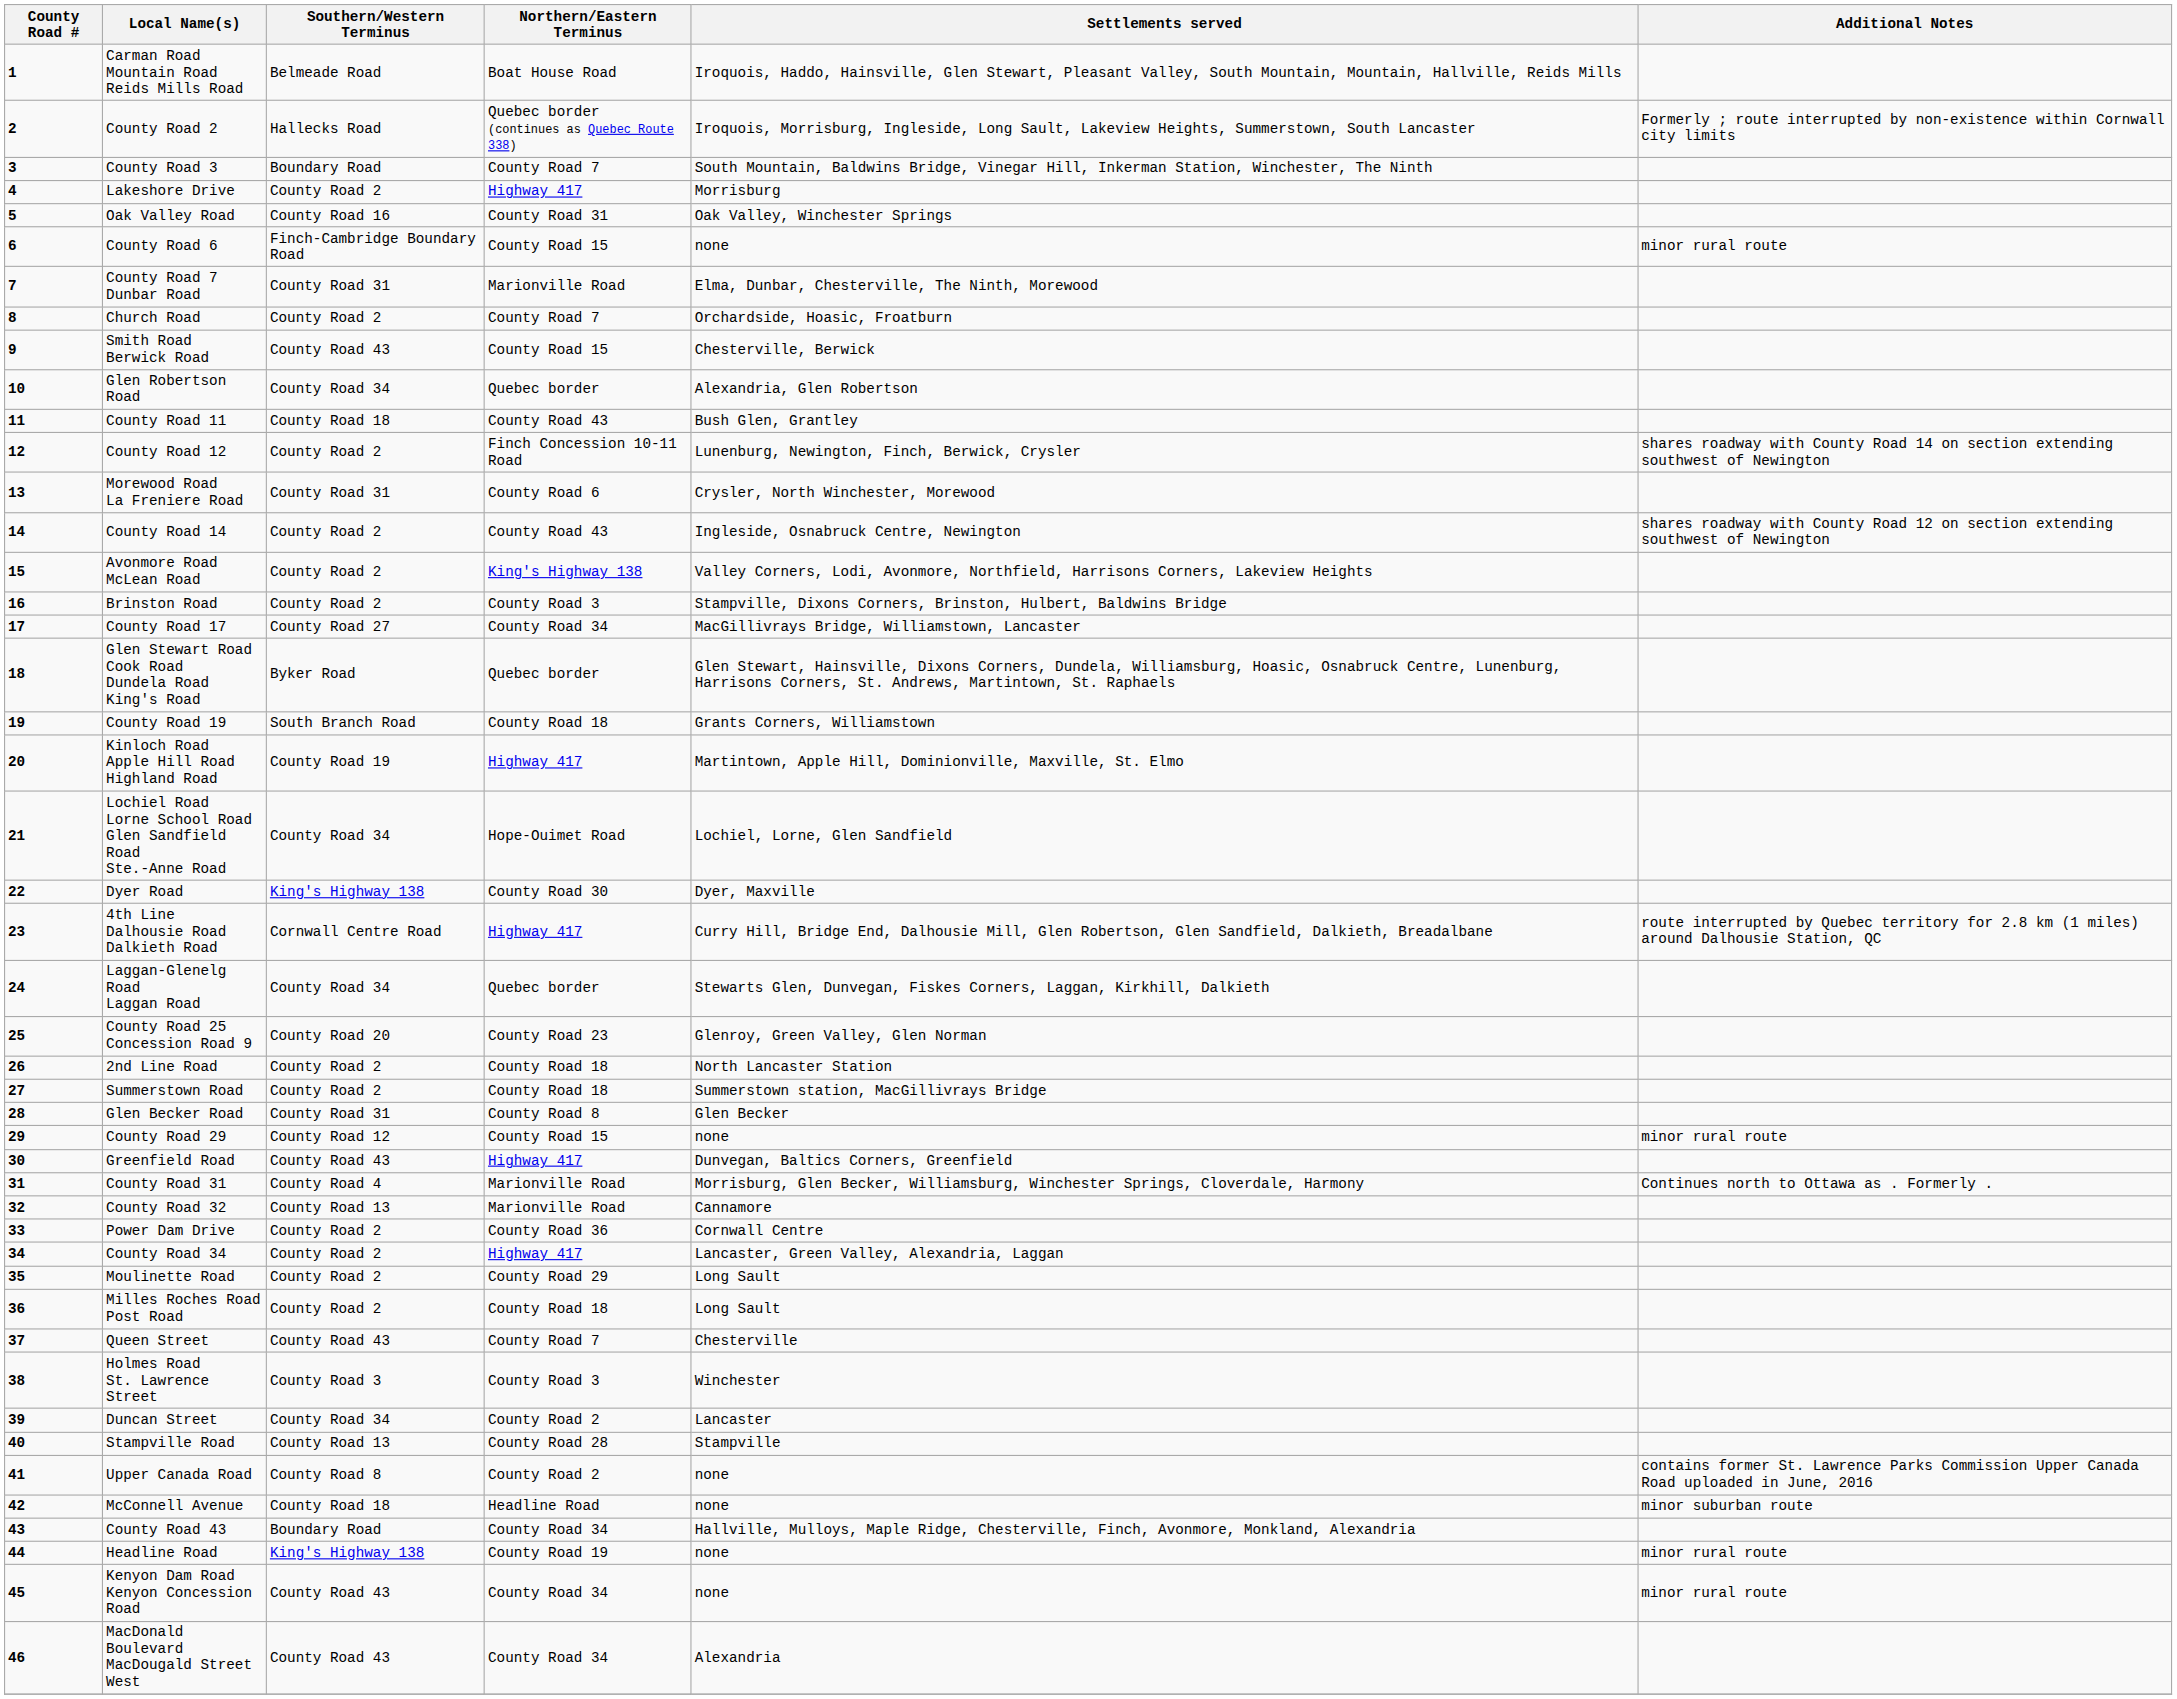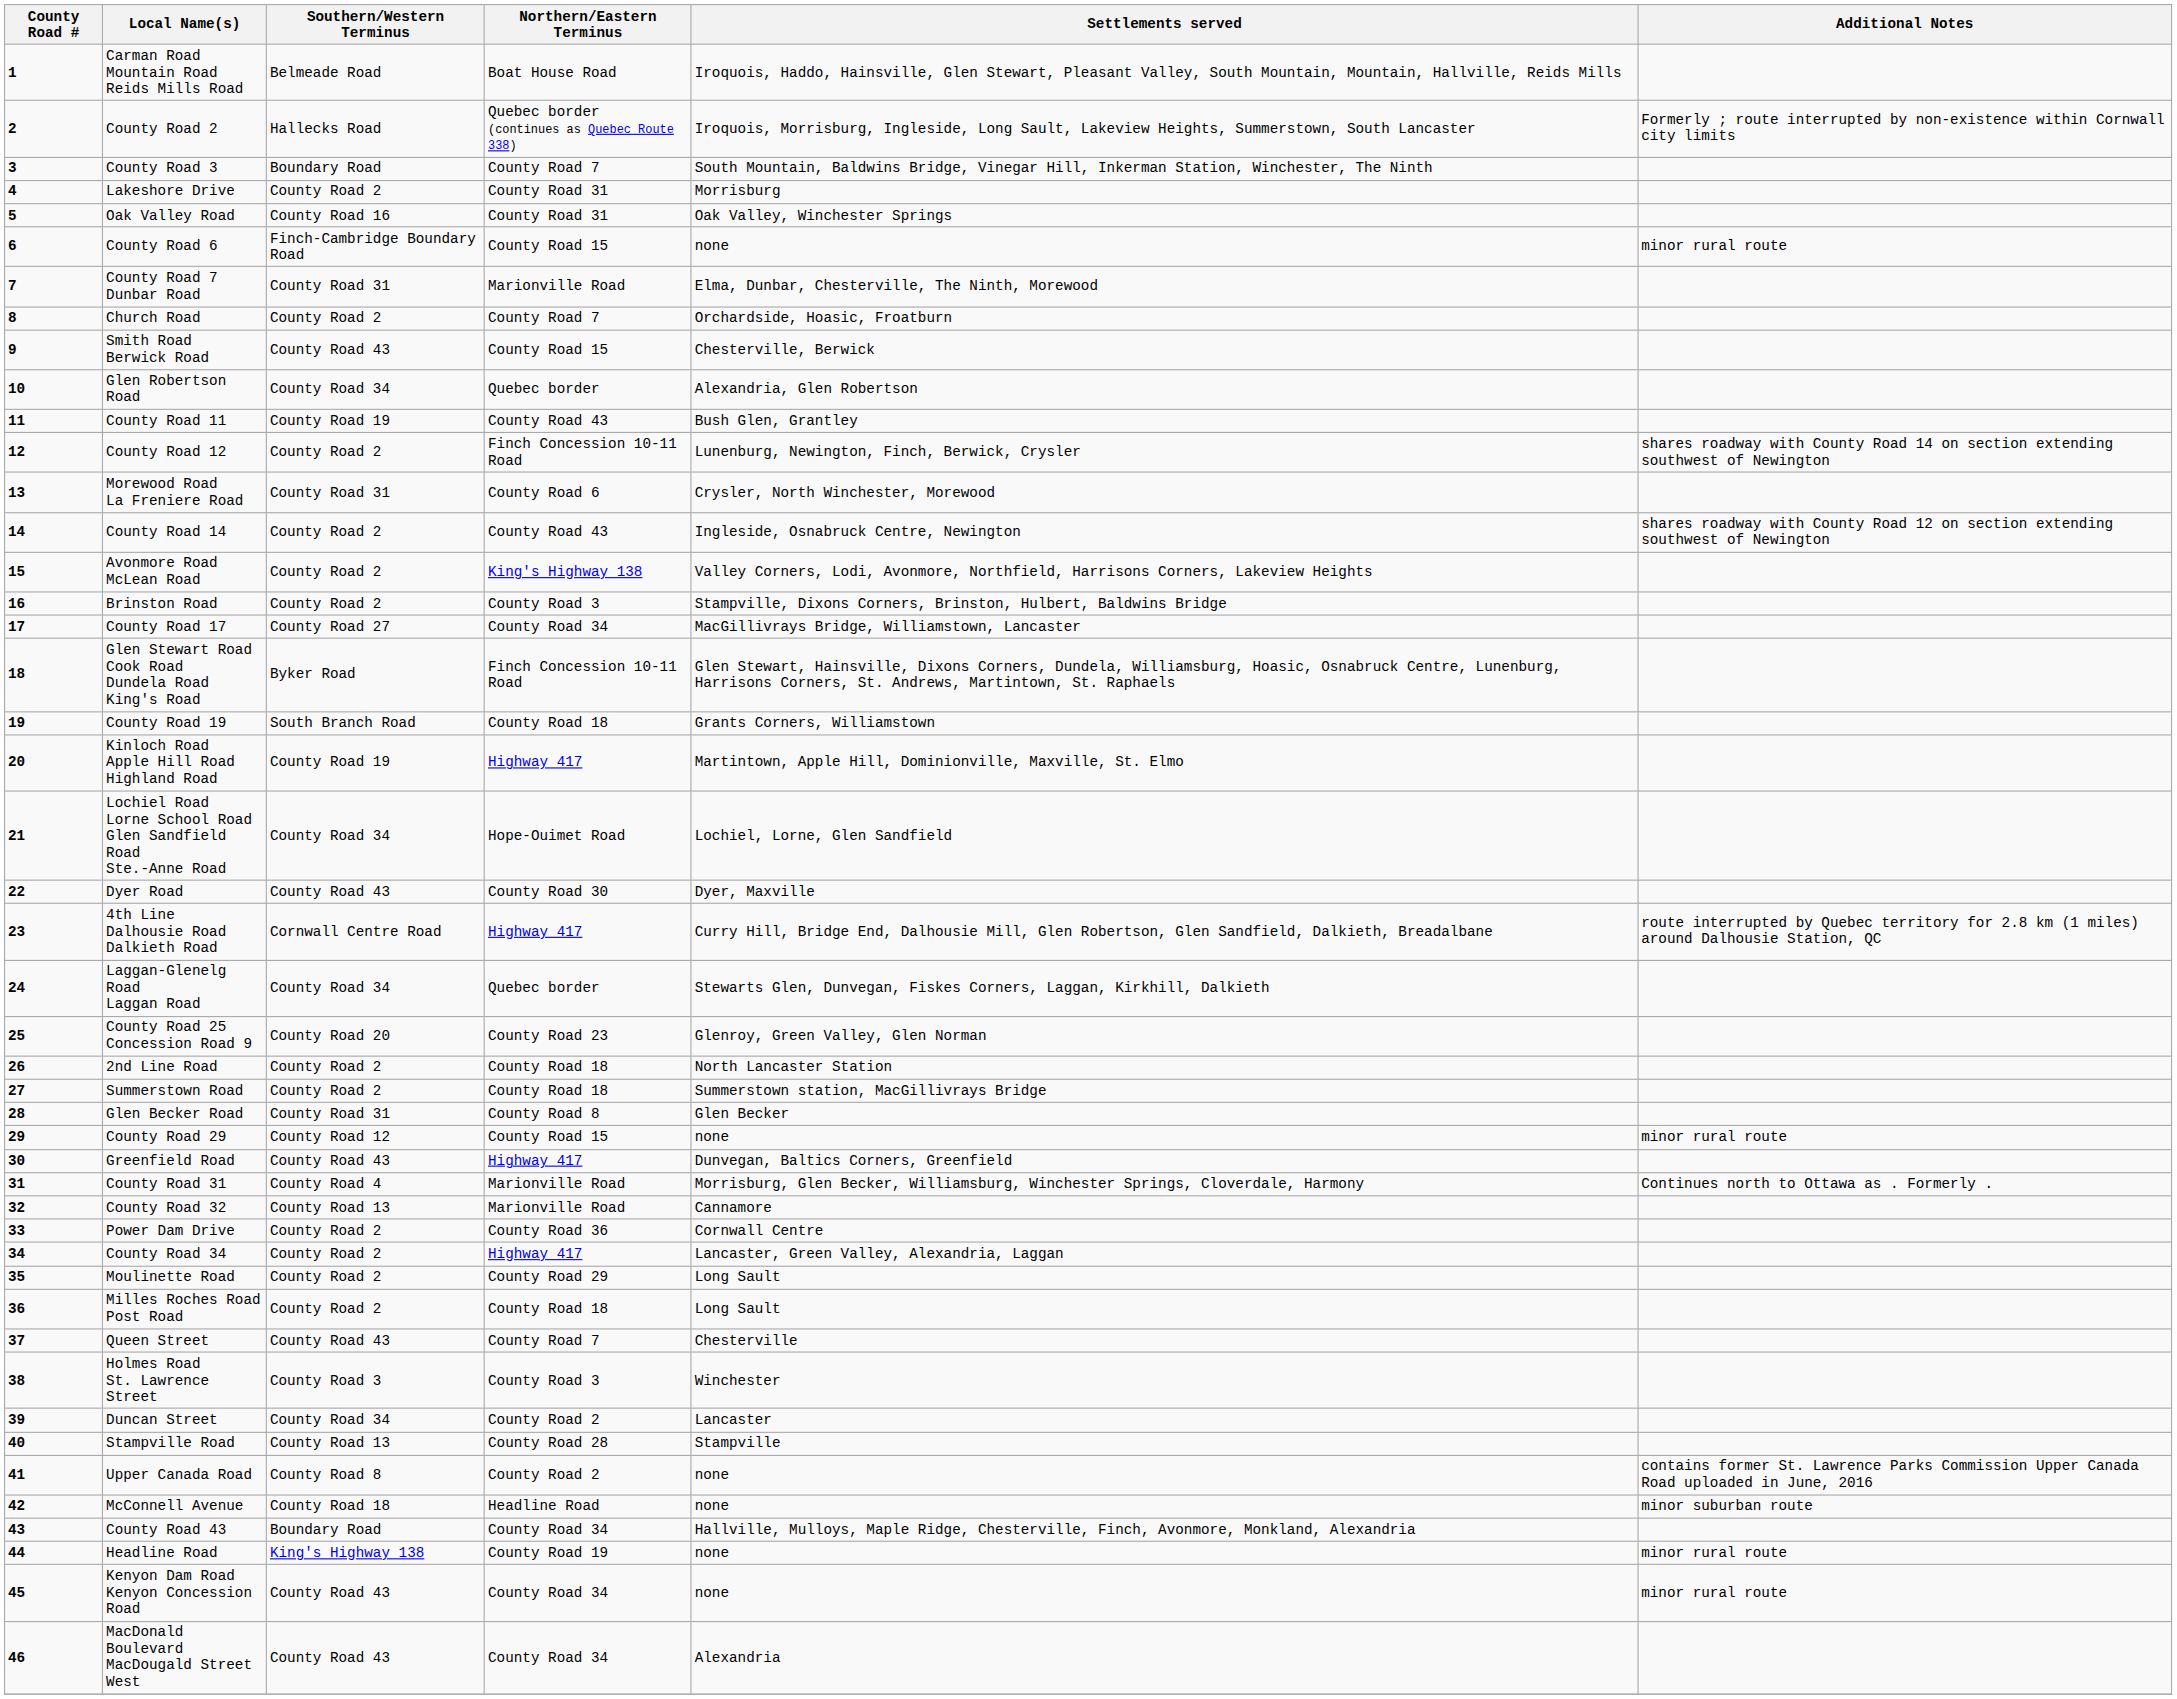(535, 192) Highway 417 -> (548, 192) County Road 31
(330, 421) County Road 18 -> (330, 421) County Road 19
(544, 675) Quebec border -> (582, 675) Finch Concession 10-11 Road
(347, 892) King's Highway 138 -> (330, 892) County Road 43
